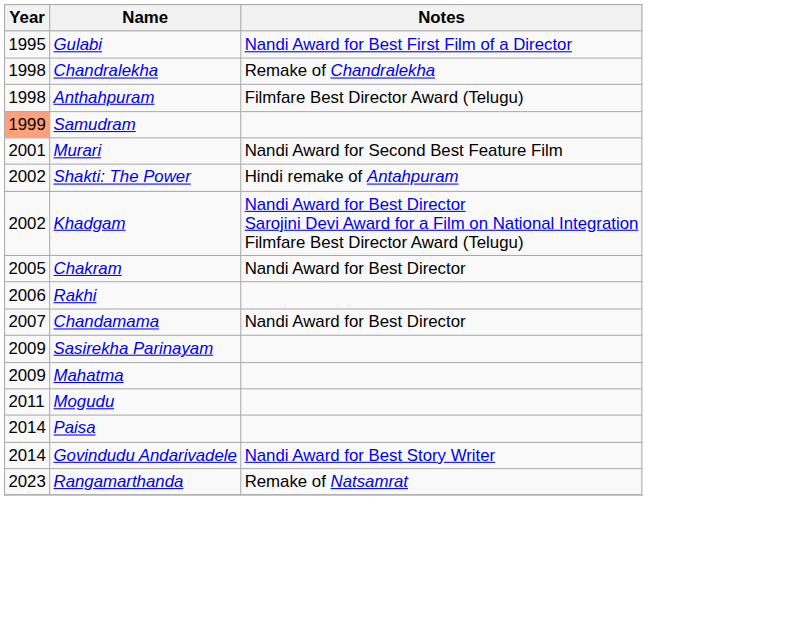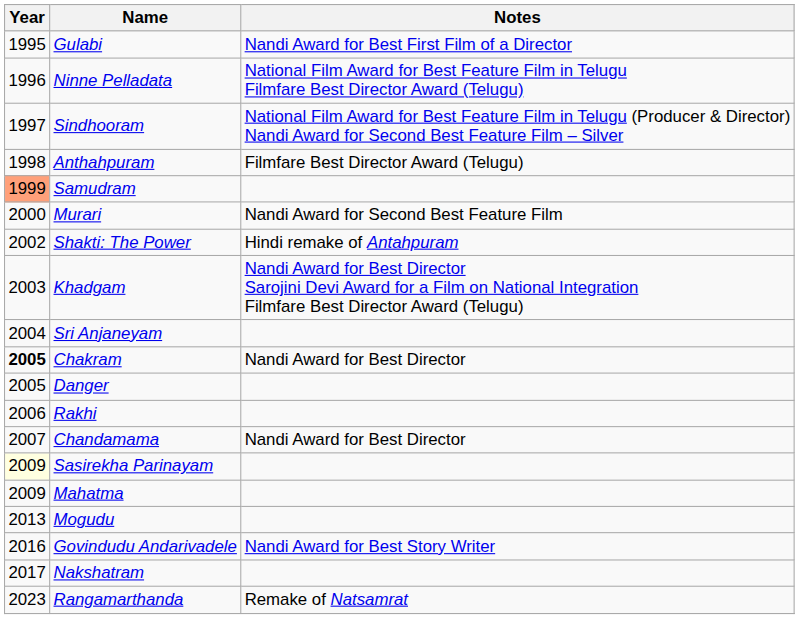+ row: (113, 80)
+ row: (99, 126)
- row: (106, 71)
(27, 151) 2001 -> (27, 215) 2000
(27, 223) 2002 -> (27, 287) 2003
+ row: (108, 333)
(27, 268) normal -> (27, 359) bold
+ row: (81, 386)
(27, 348) no background -> (27, 466) lightyellow background
(26, 401) 2011 -> (27, 519) 2013
- row: (75, 428)
(27, 455) 2014 -> (27, 546) 2016
+ row: (99, 573)
